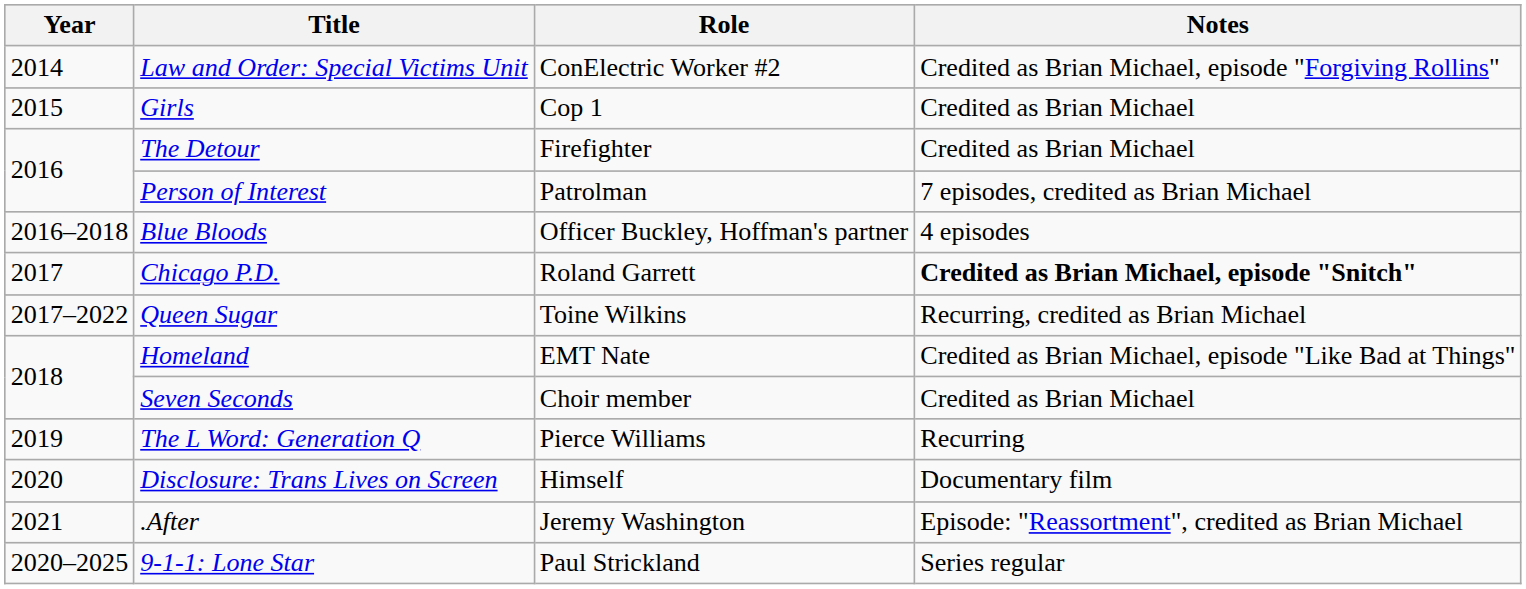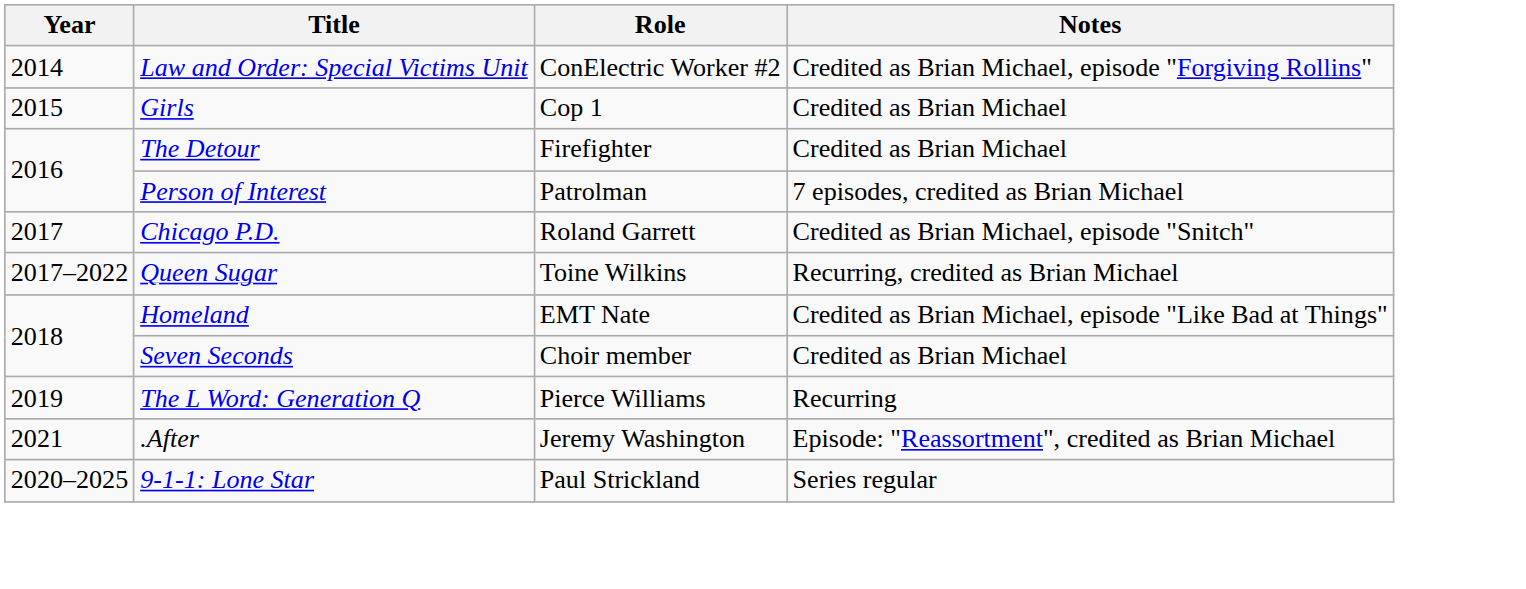- row: (204, 231)
(1169, 273) bold -> (1023, 231) normal
- row: (319, 480)
